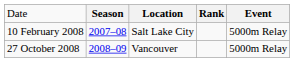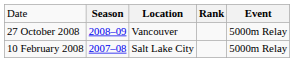rows swapped: (45, 31) <-> (43, 49)
